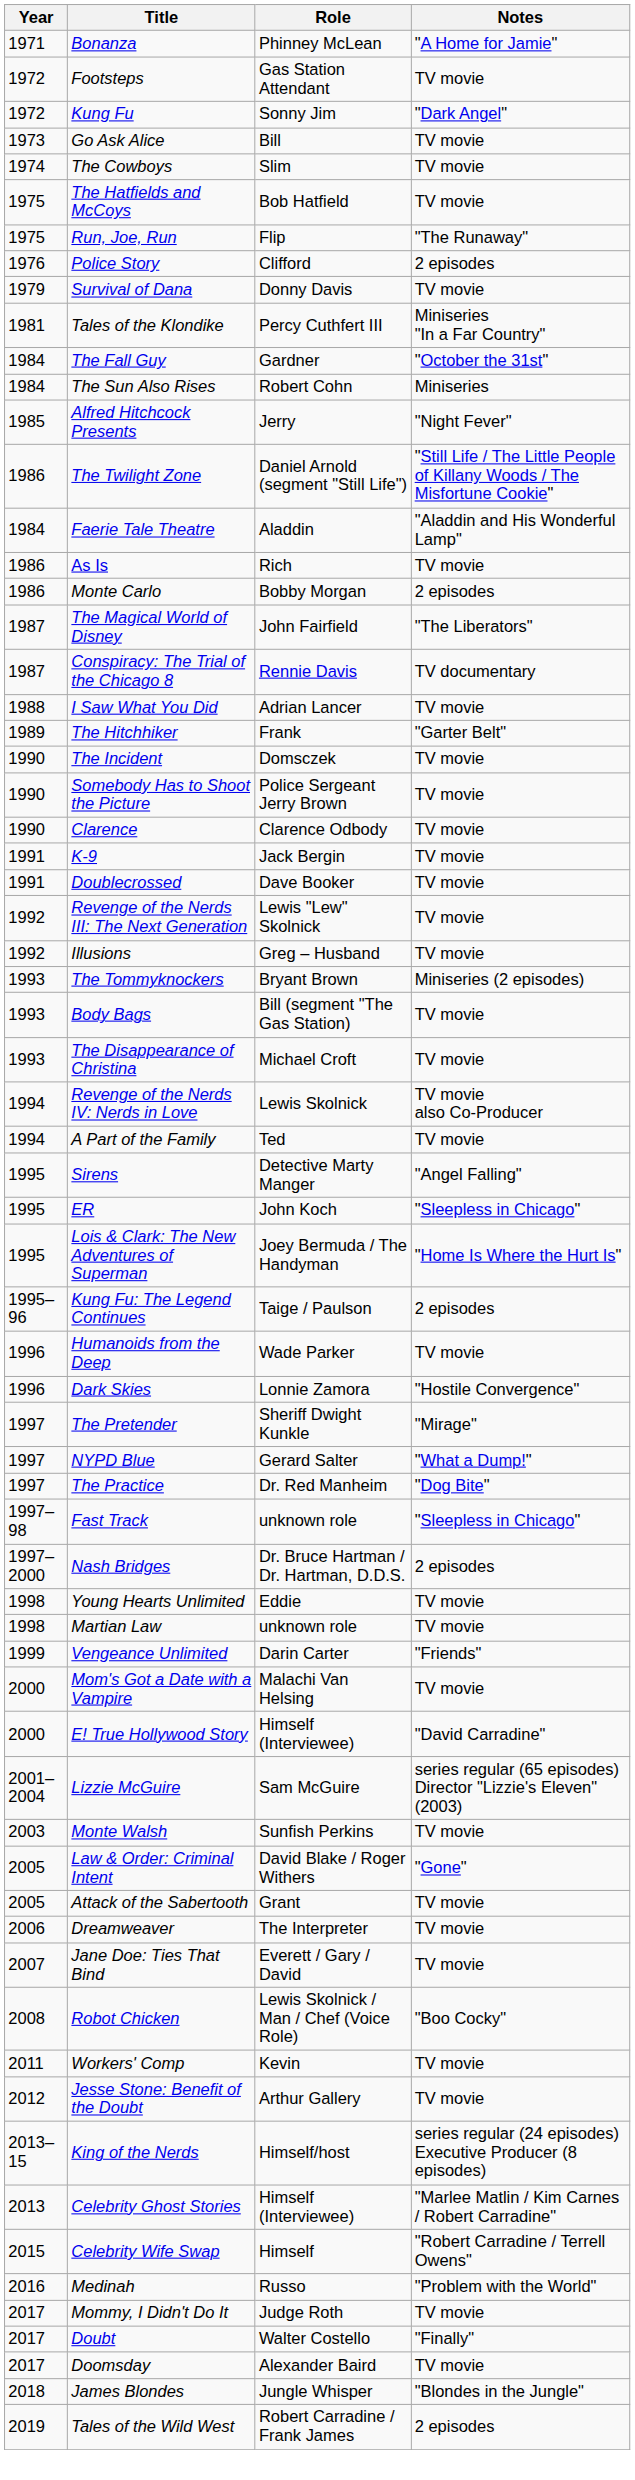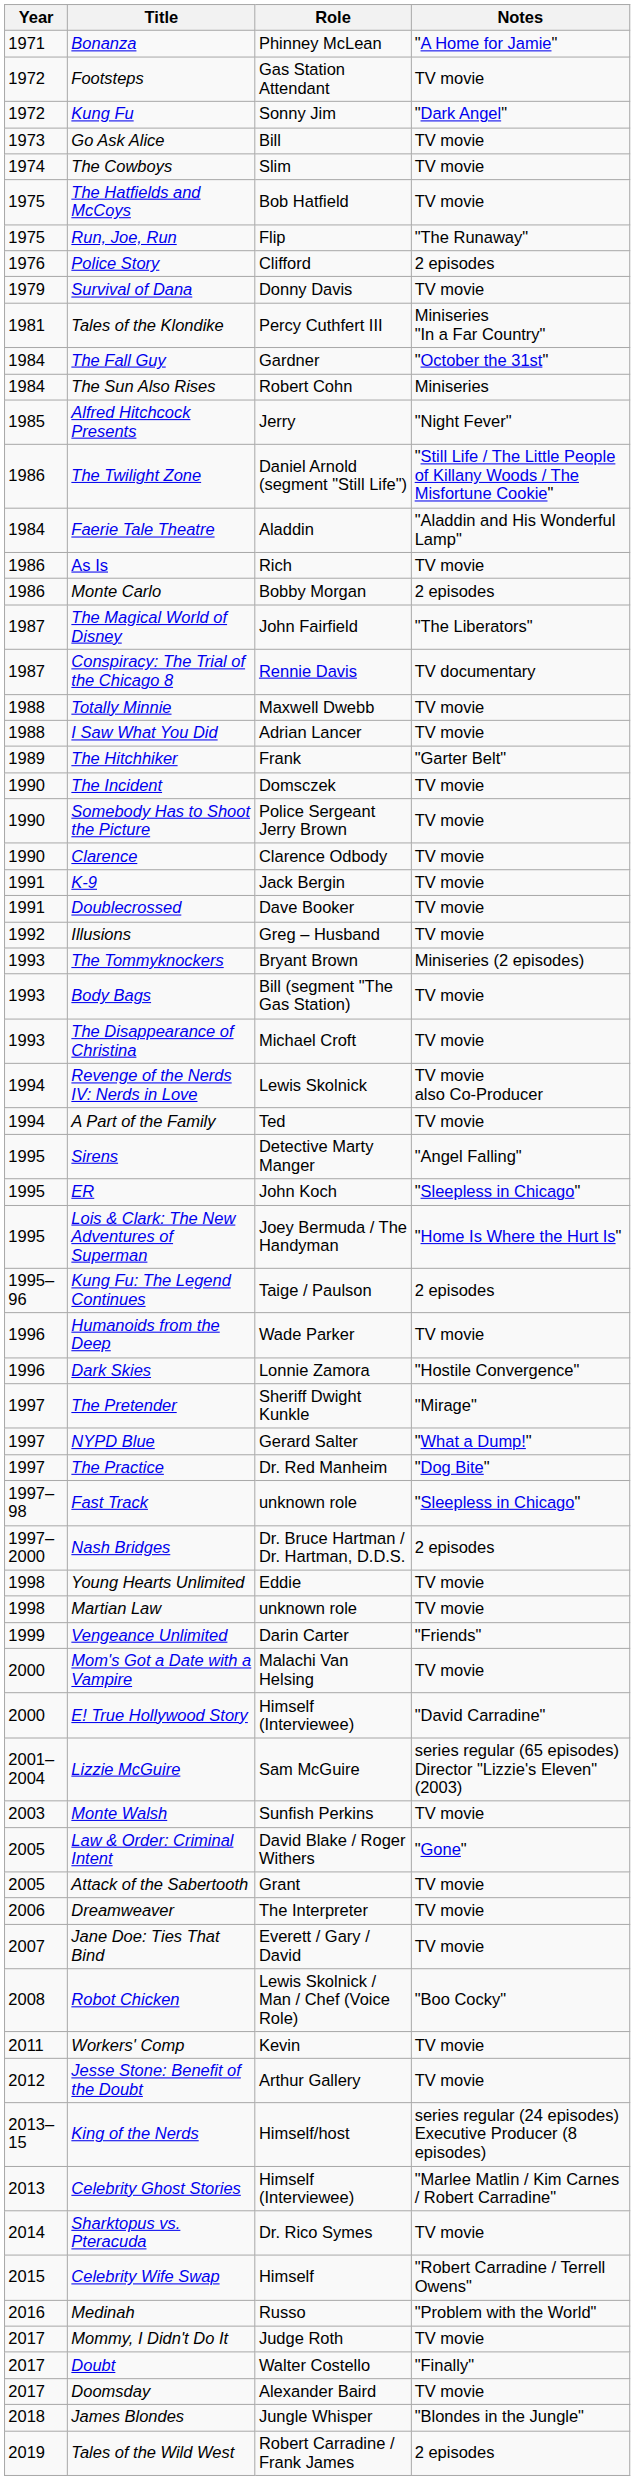+ row: (121, 707)
- row: (159, 917)
+ row: (126, 2232)
